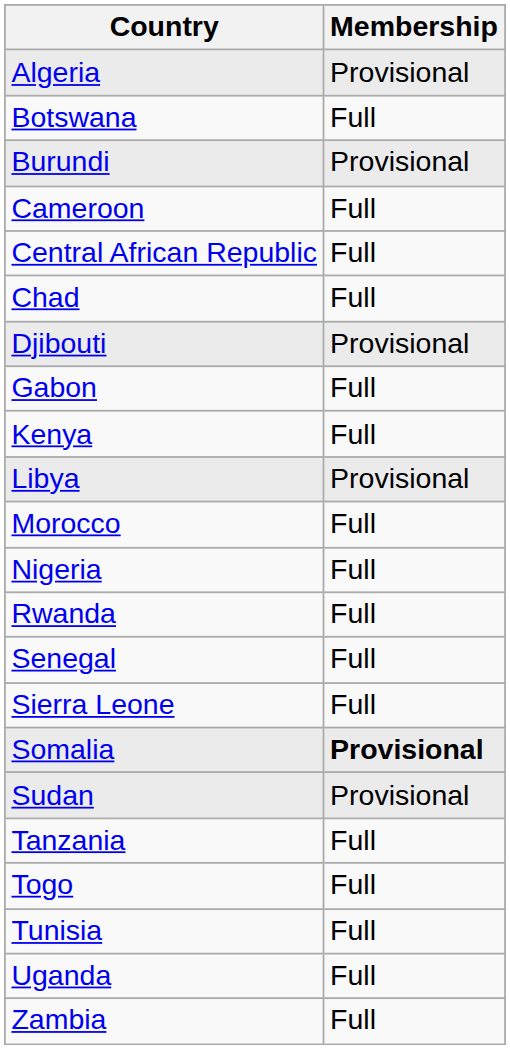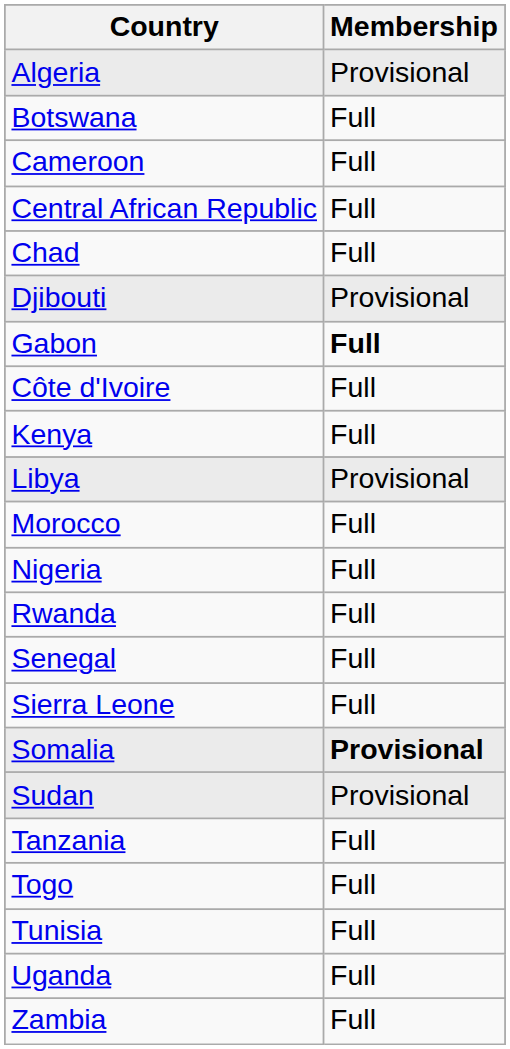- row: (61, 162)
(353, 388) normal -> (355, 343) bold
+ row: (91, 388)
